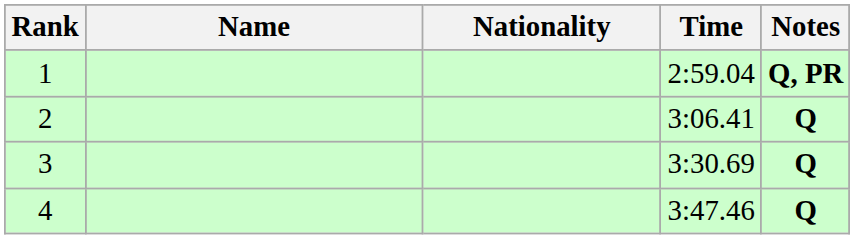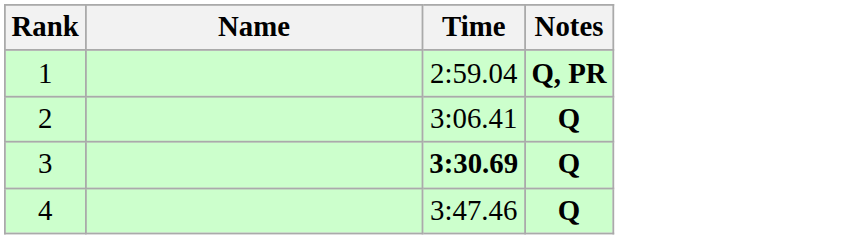- column: (542, 27)
(711, 164) normal -> (474, 164) bold
